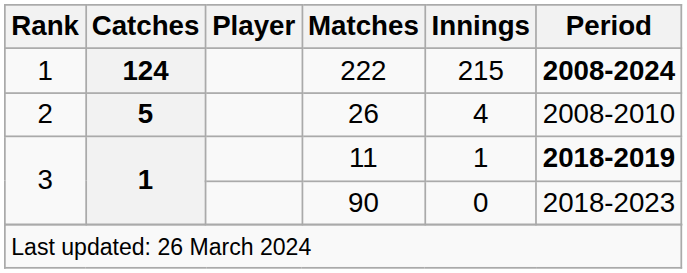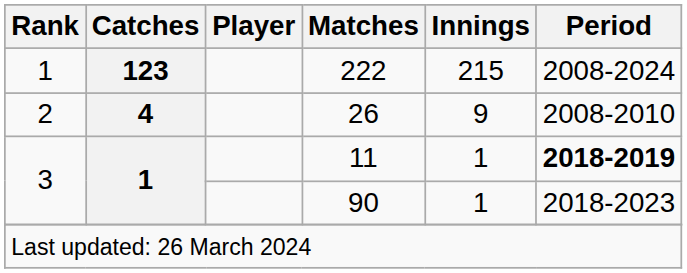(146, 70) 124 -> (146, 70) 123
(609, 70) bold -> (609, 70) normal
(146, 114) 5 -> (146, 114) 4
(481, 114) 4 -> (481, 114) 9
(481, 202) 0 -> (481, 202) 1
